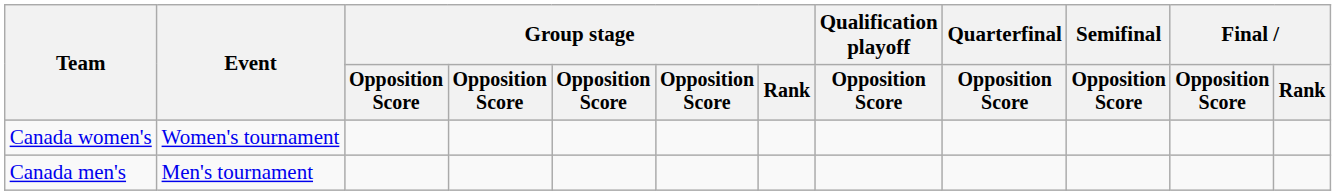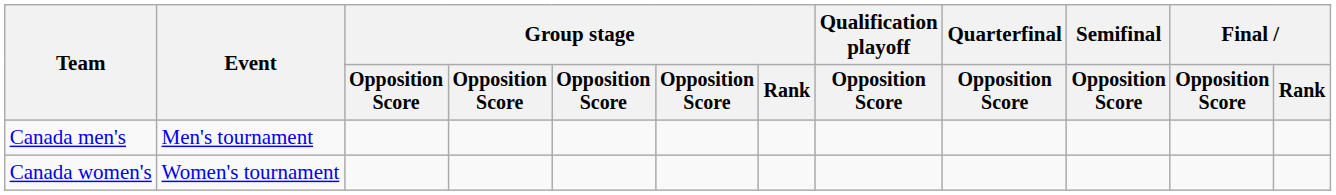rows swapped: (68, 172) <-> (81, 137)
